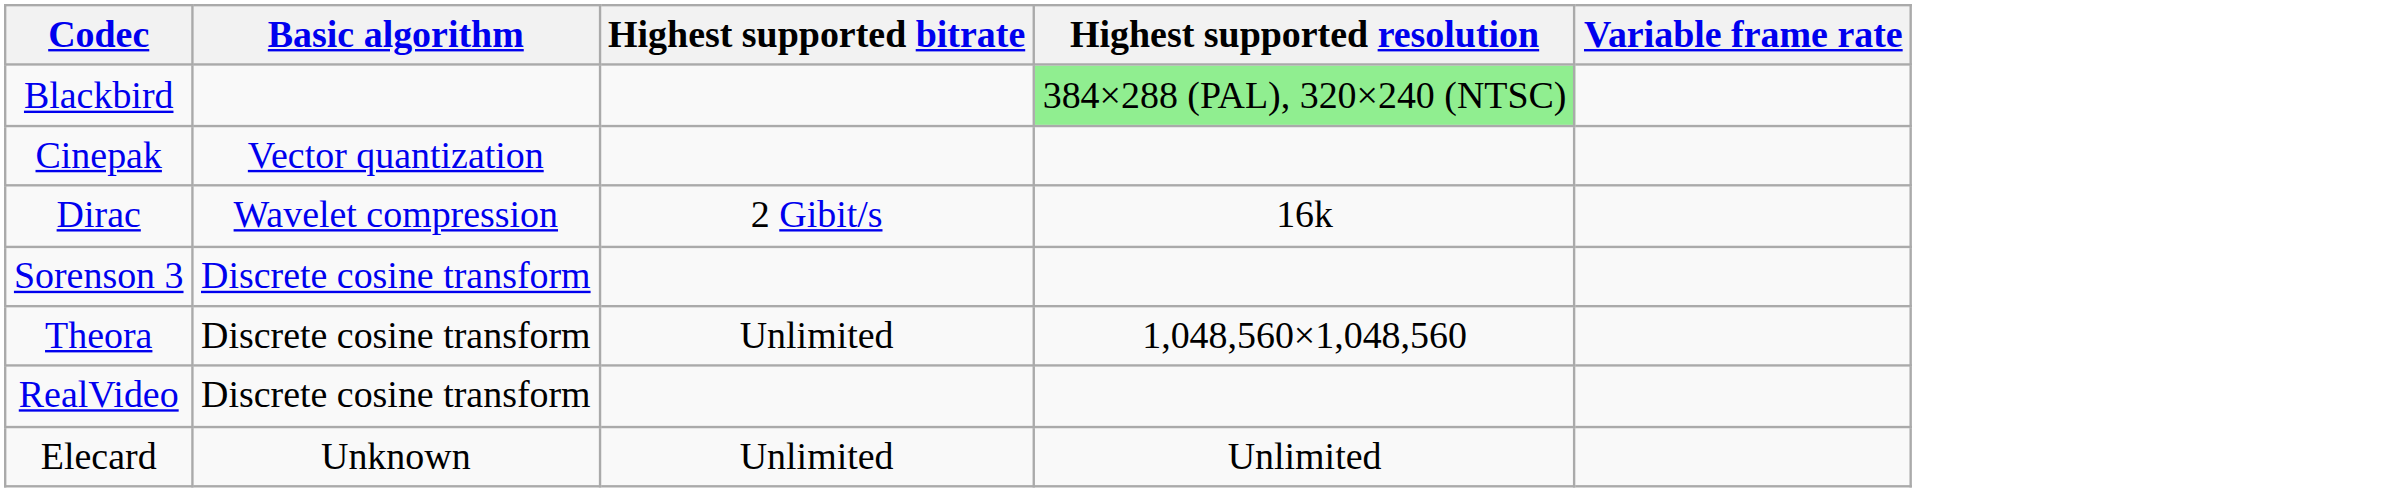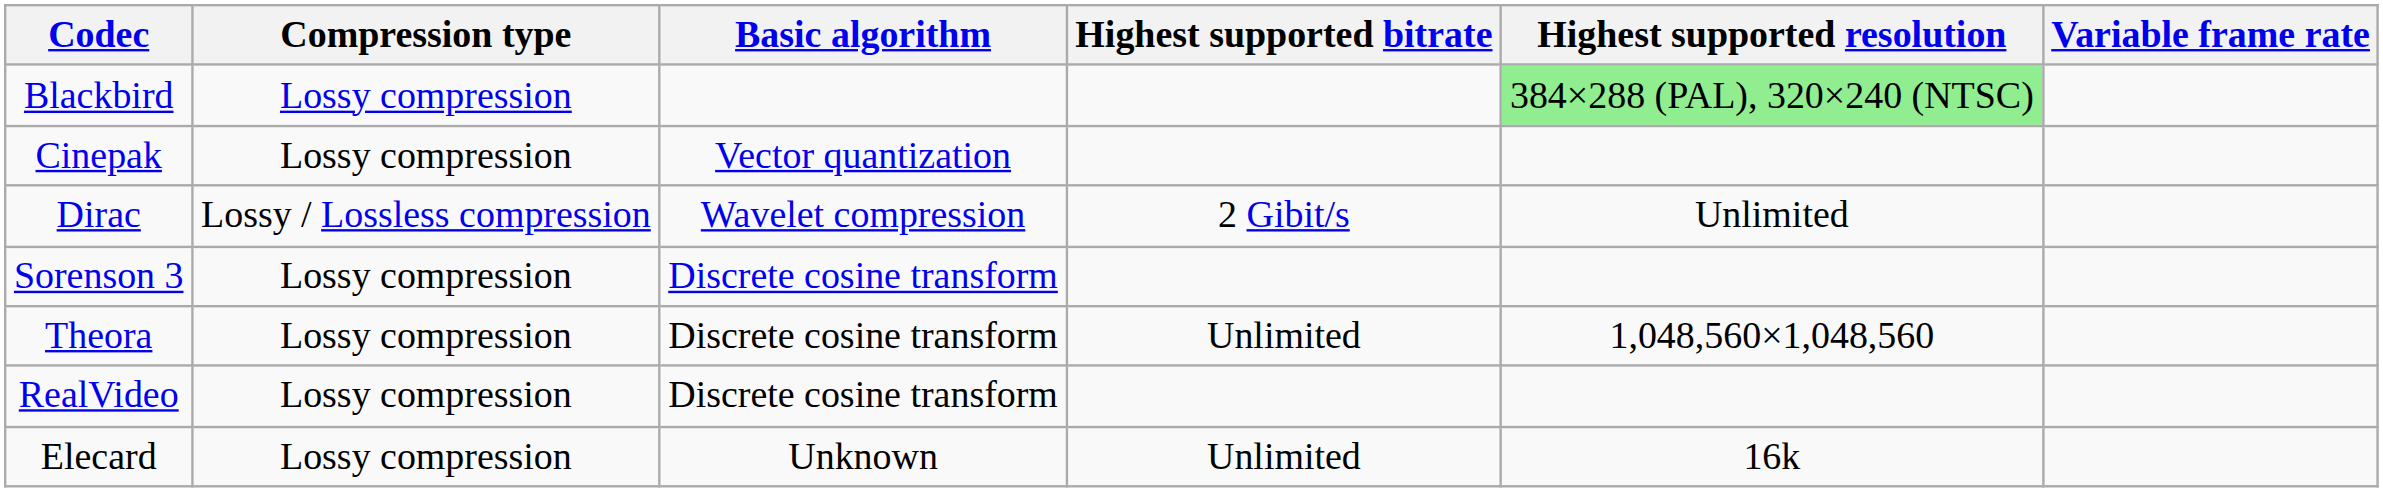+ column: (426, 34)
(1305, 214) 16k -> (1772, 214) Unlimited
(1305, 455) Unlimited -> (1772, 455) 16k
